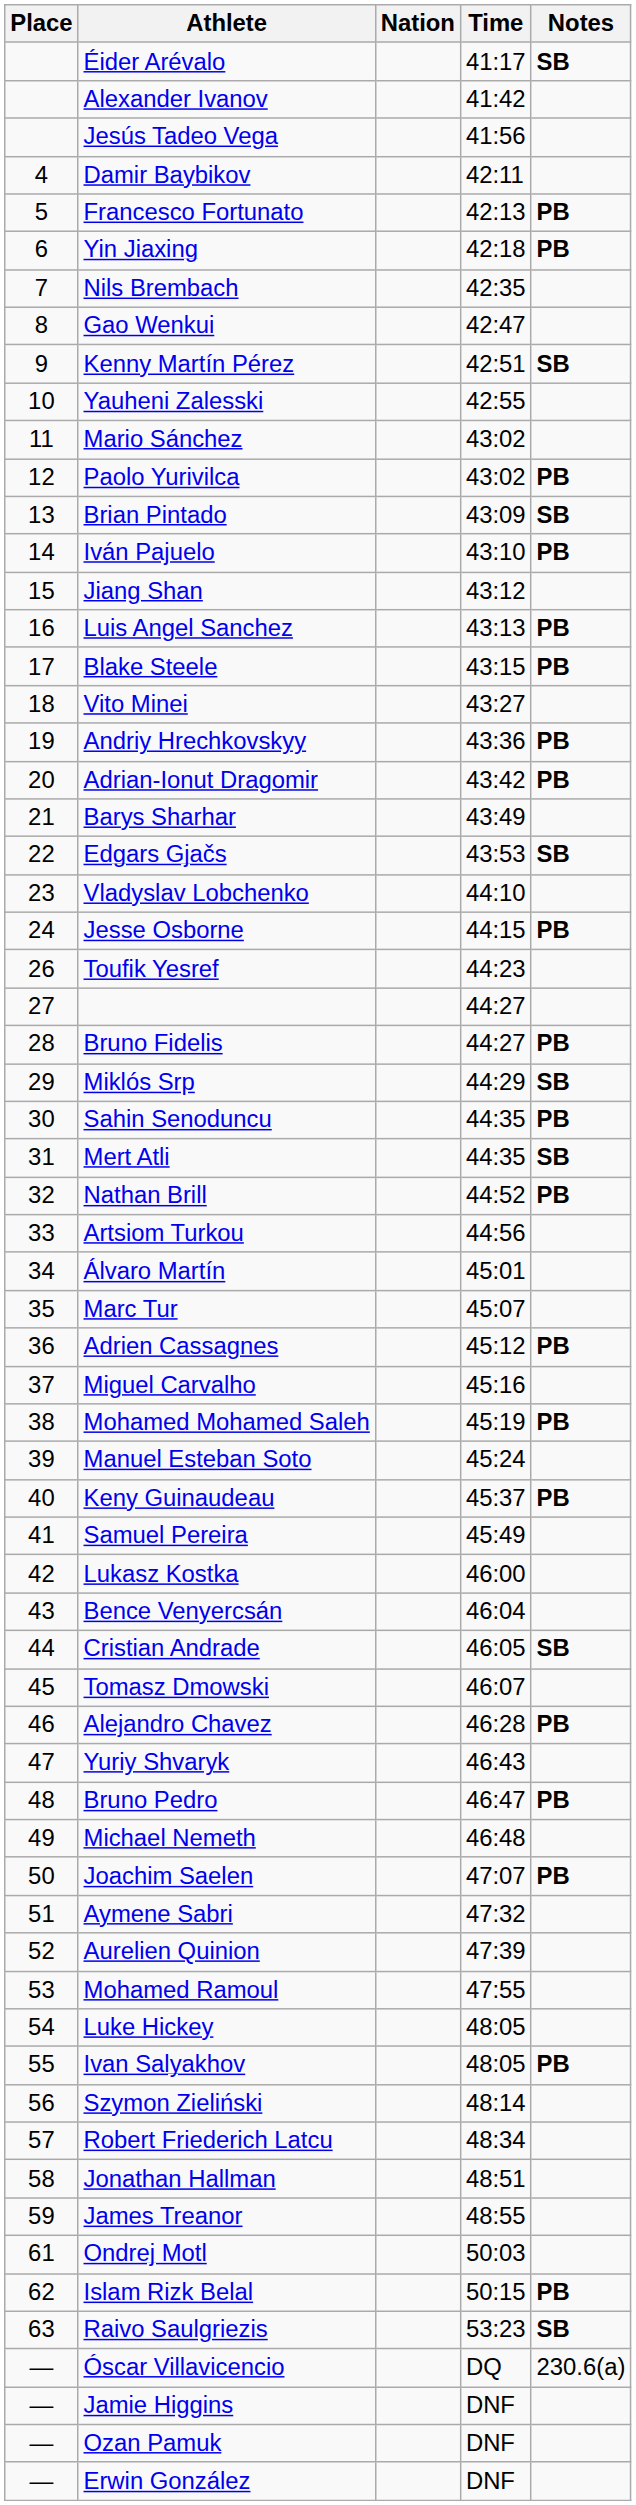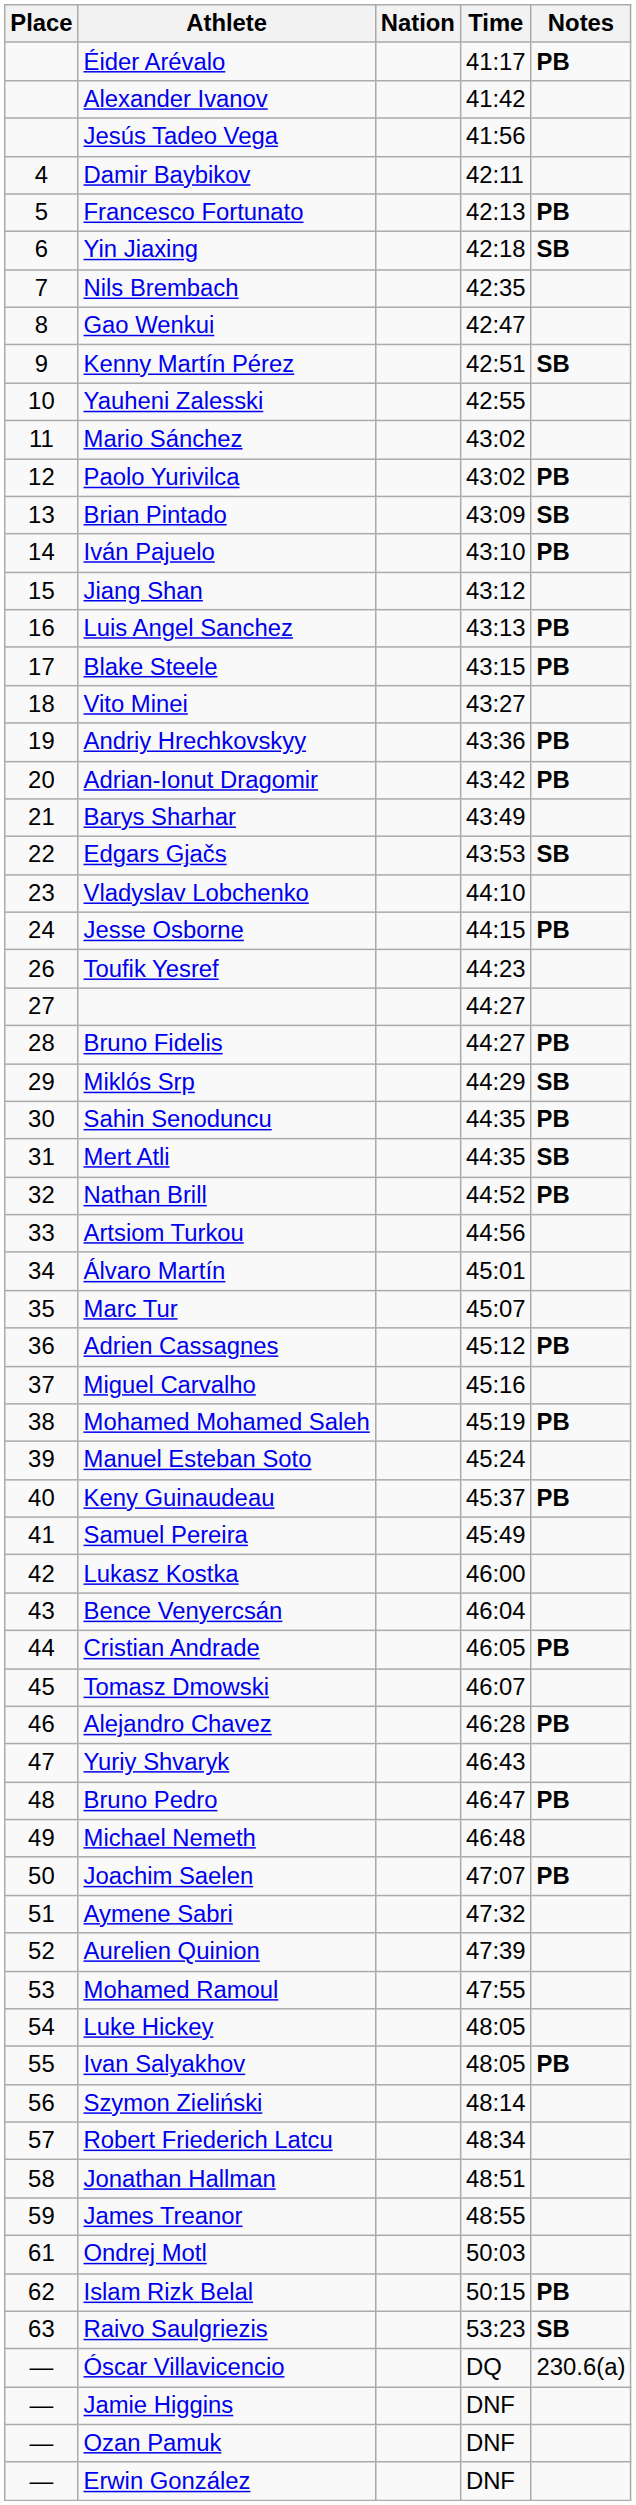(553, 61) SB -> (553, 61) PB
(553, 250) PB -> (553, 250) SB
(553, 1649) SB -> (553, 1649) PB
